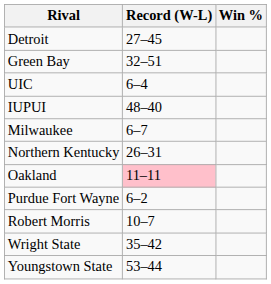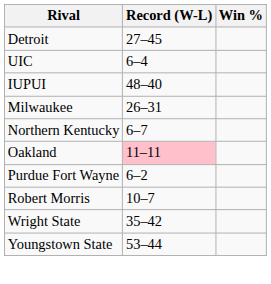- row: (39, 61)
(137, 130) 6–7 -> (144, 107) 26–31
(144, 152) 26–31 -> (137, 130) 6–7
